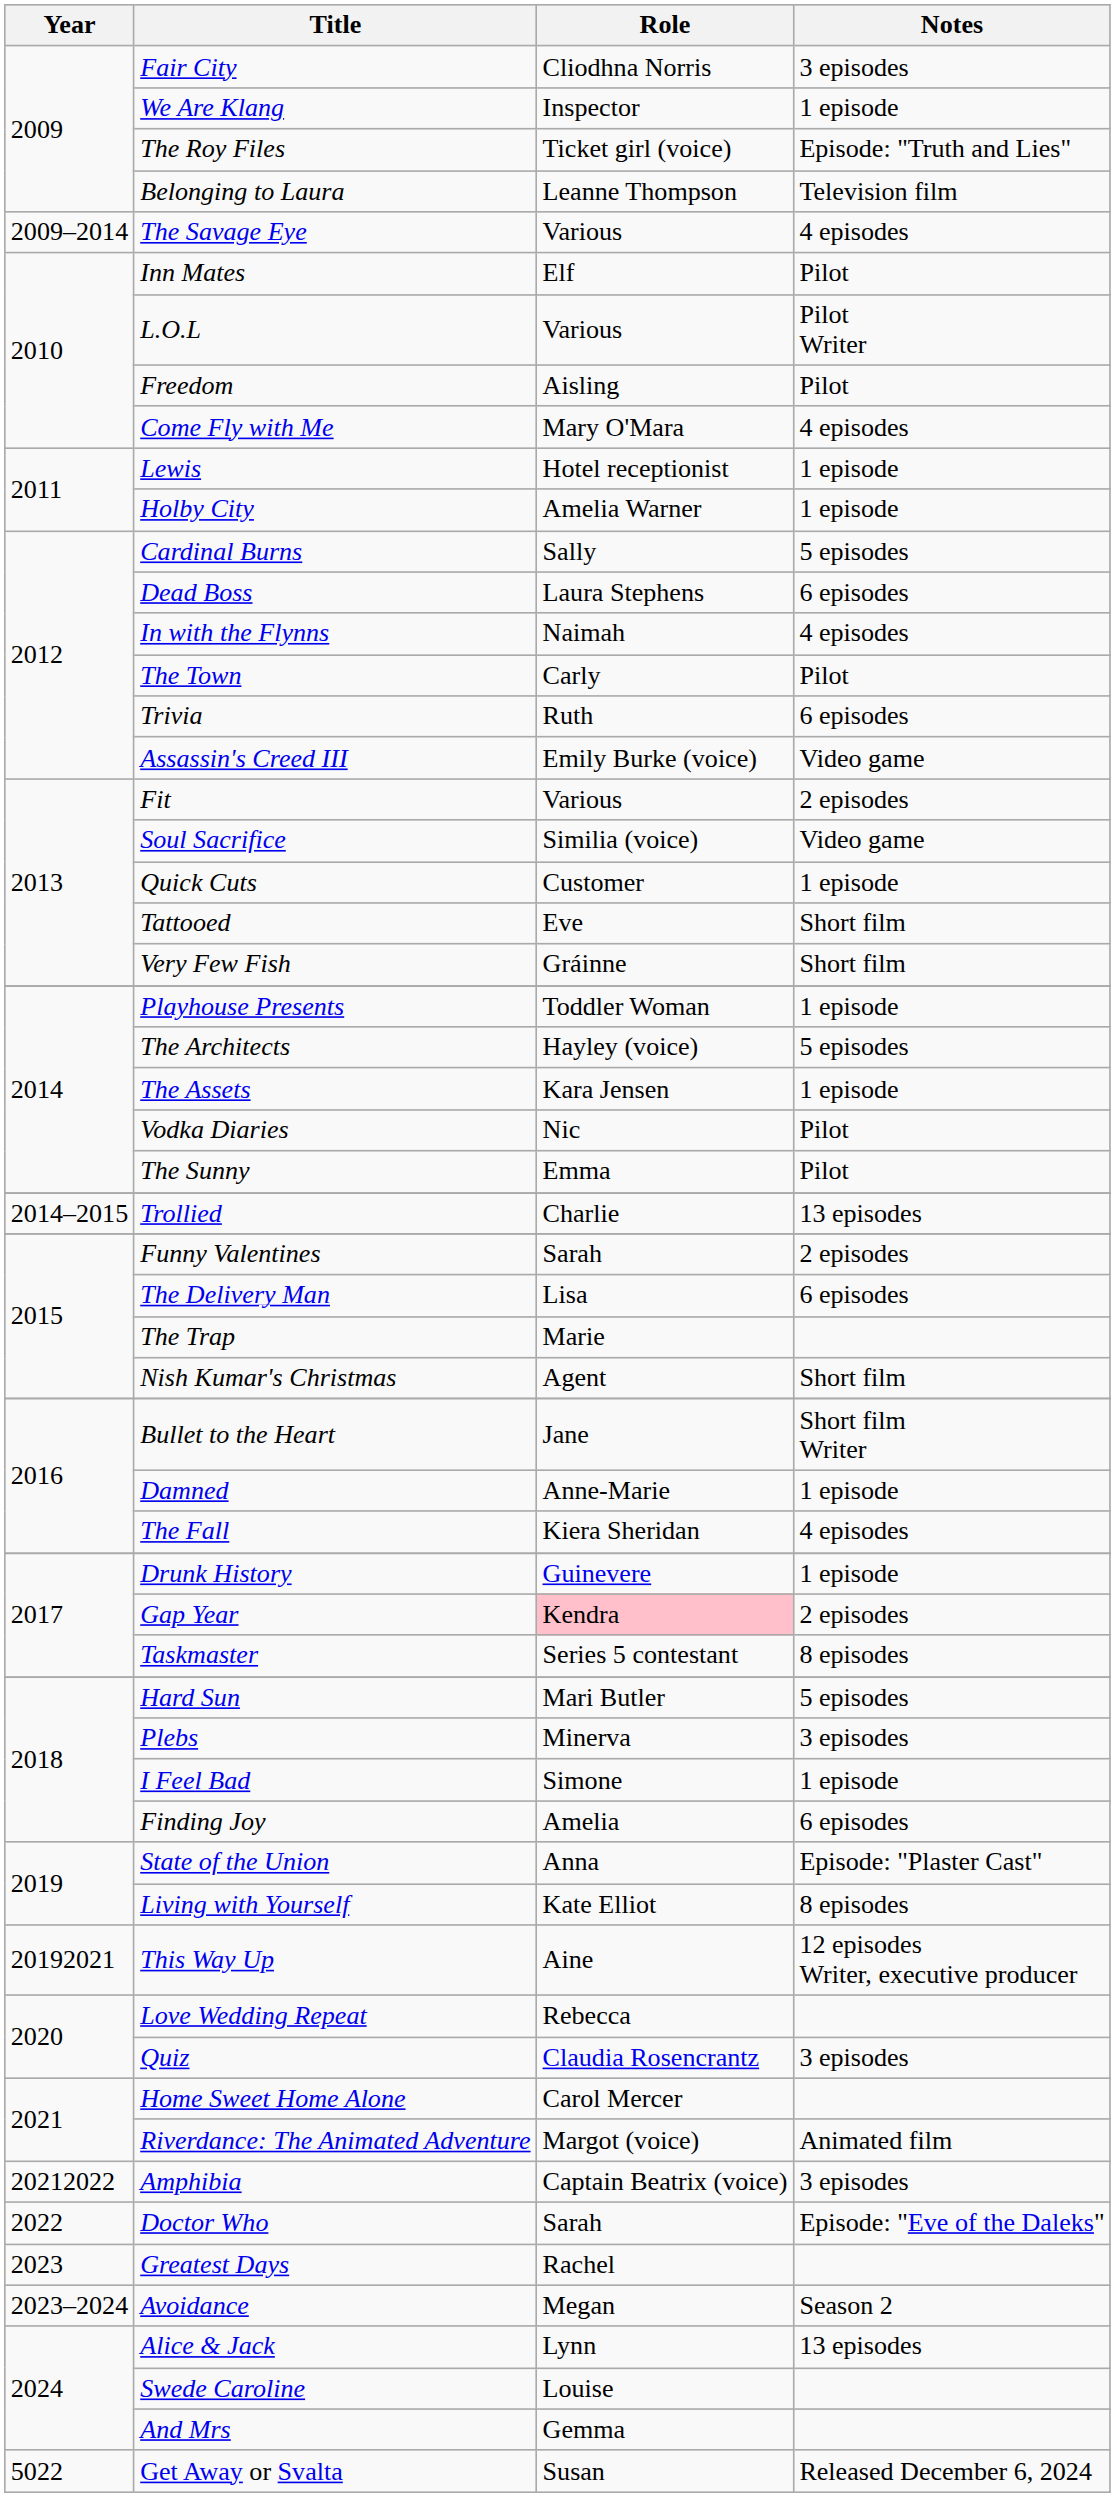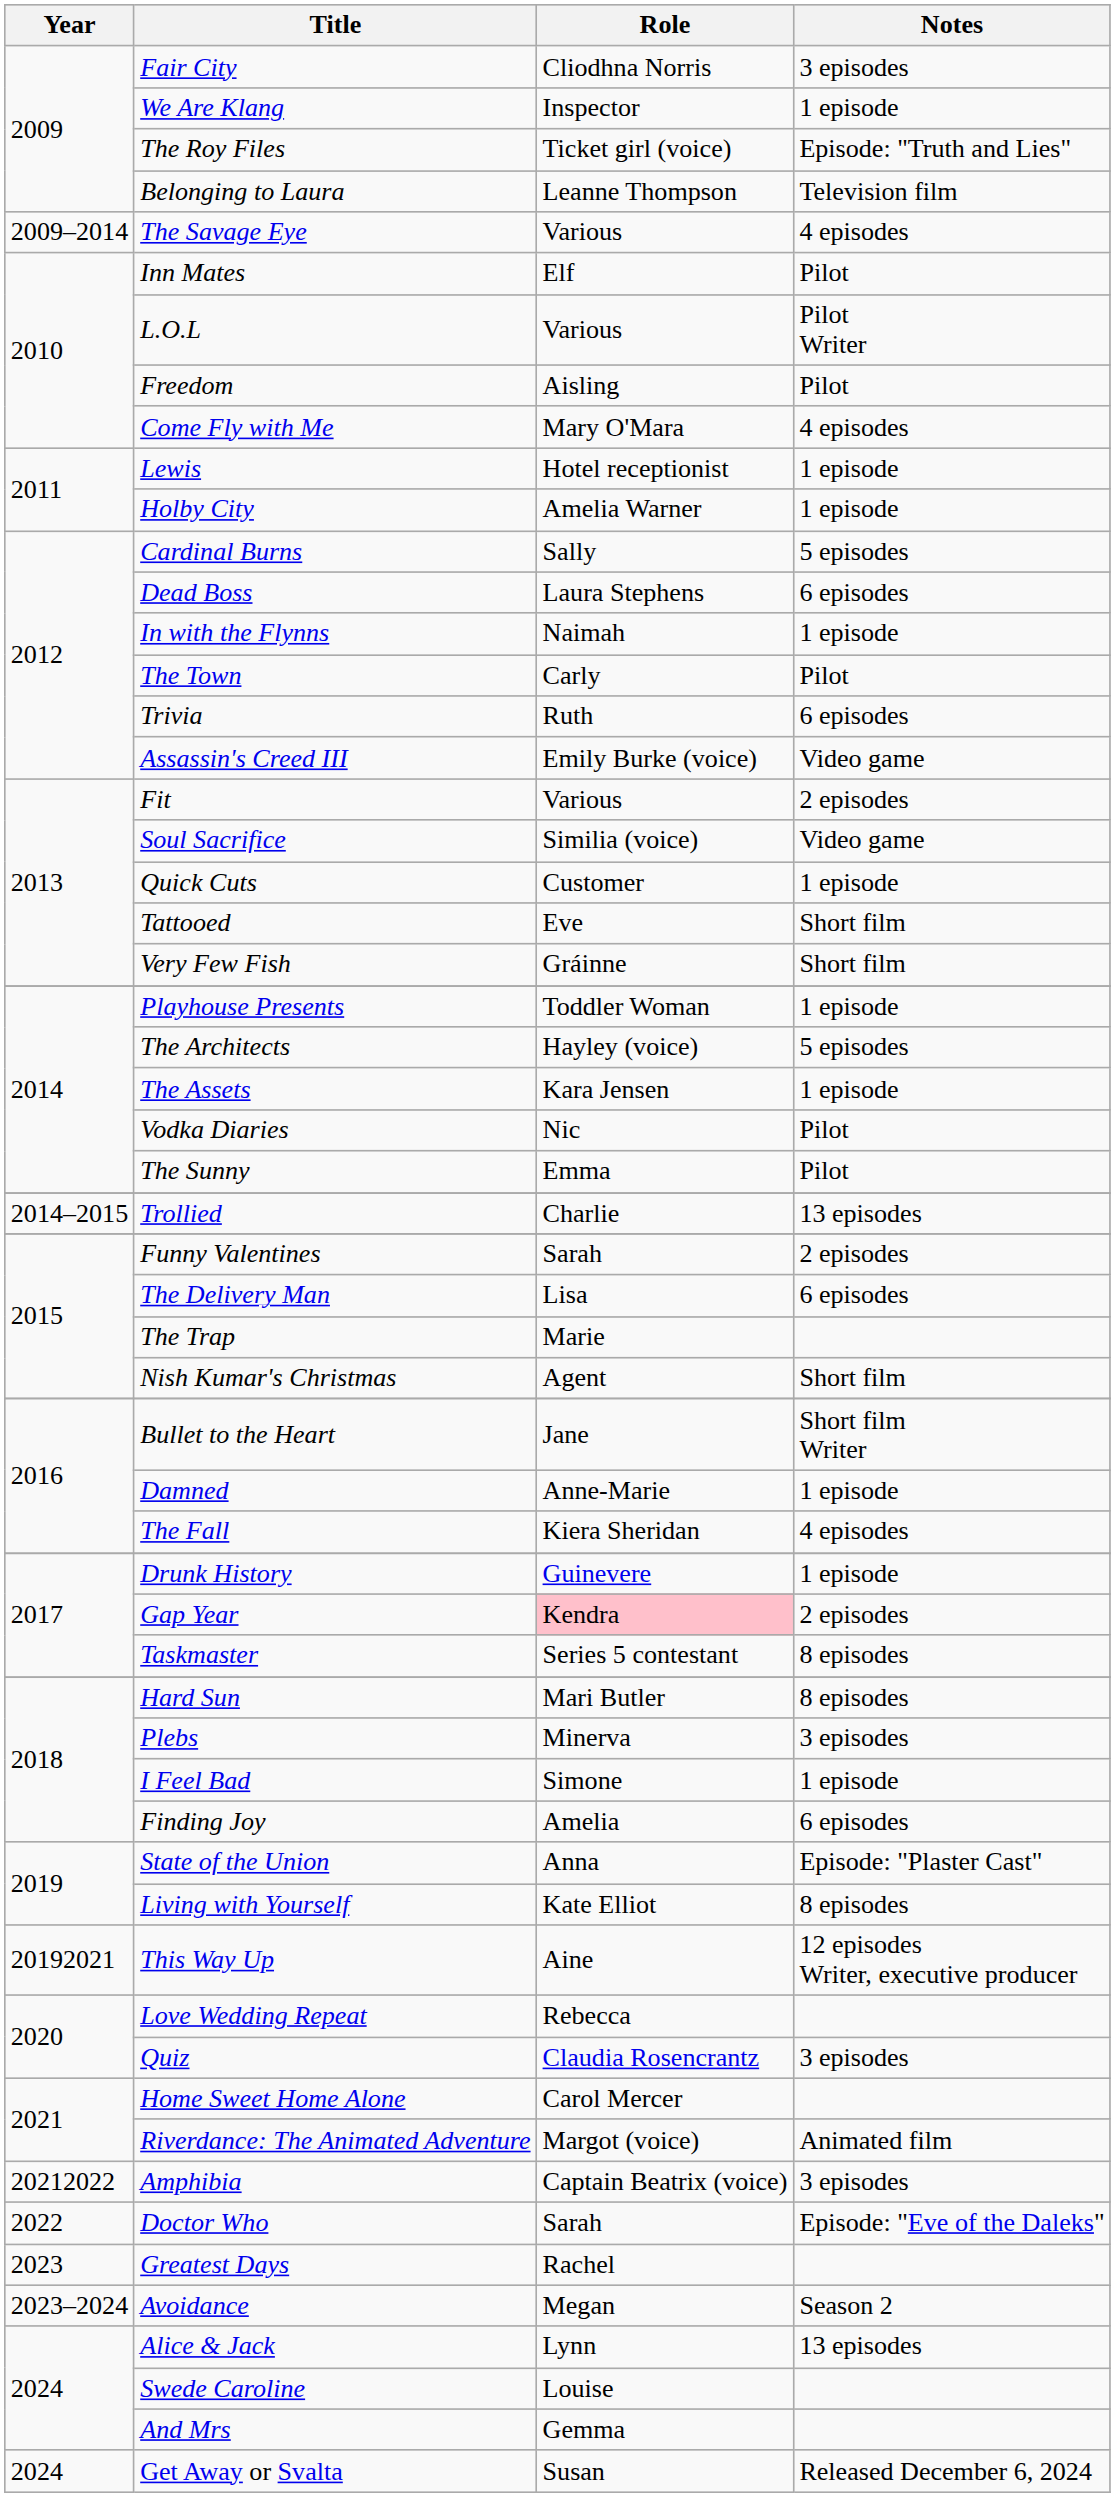(854, 633) 4 episodes -> (849, 633) 1 episode
(854, 1696) 5 episodes -> (854, 1696) 8 episodes
(37, 2470) 5022 -> (37, 2470) 2024
